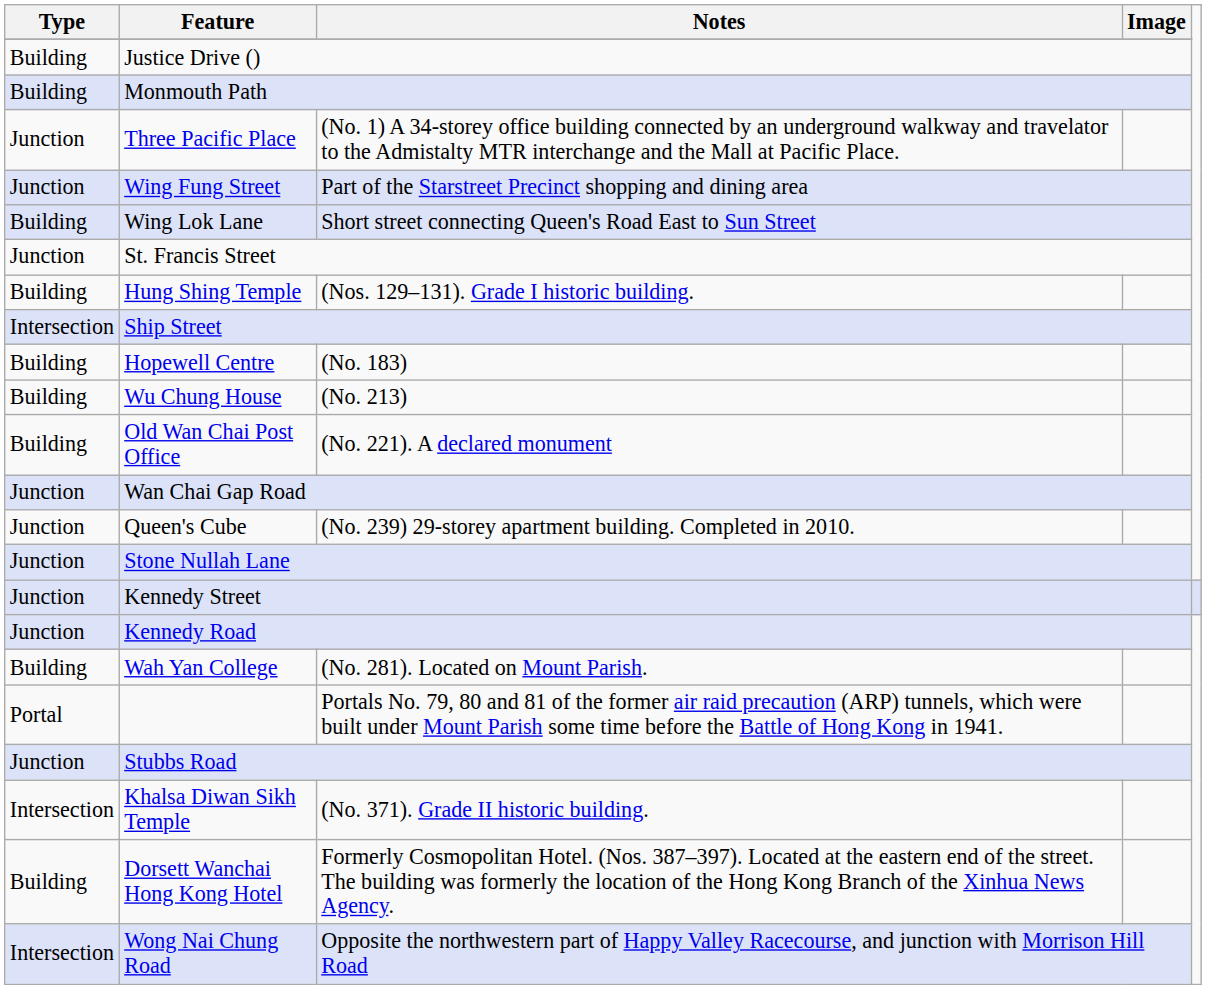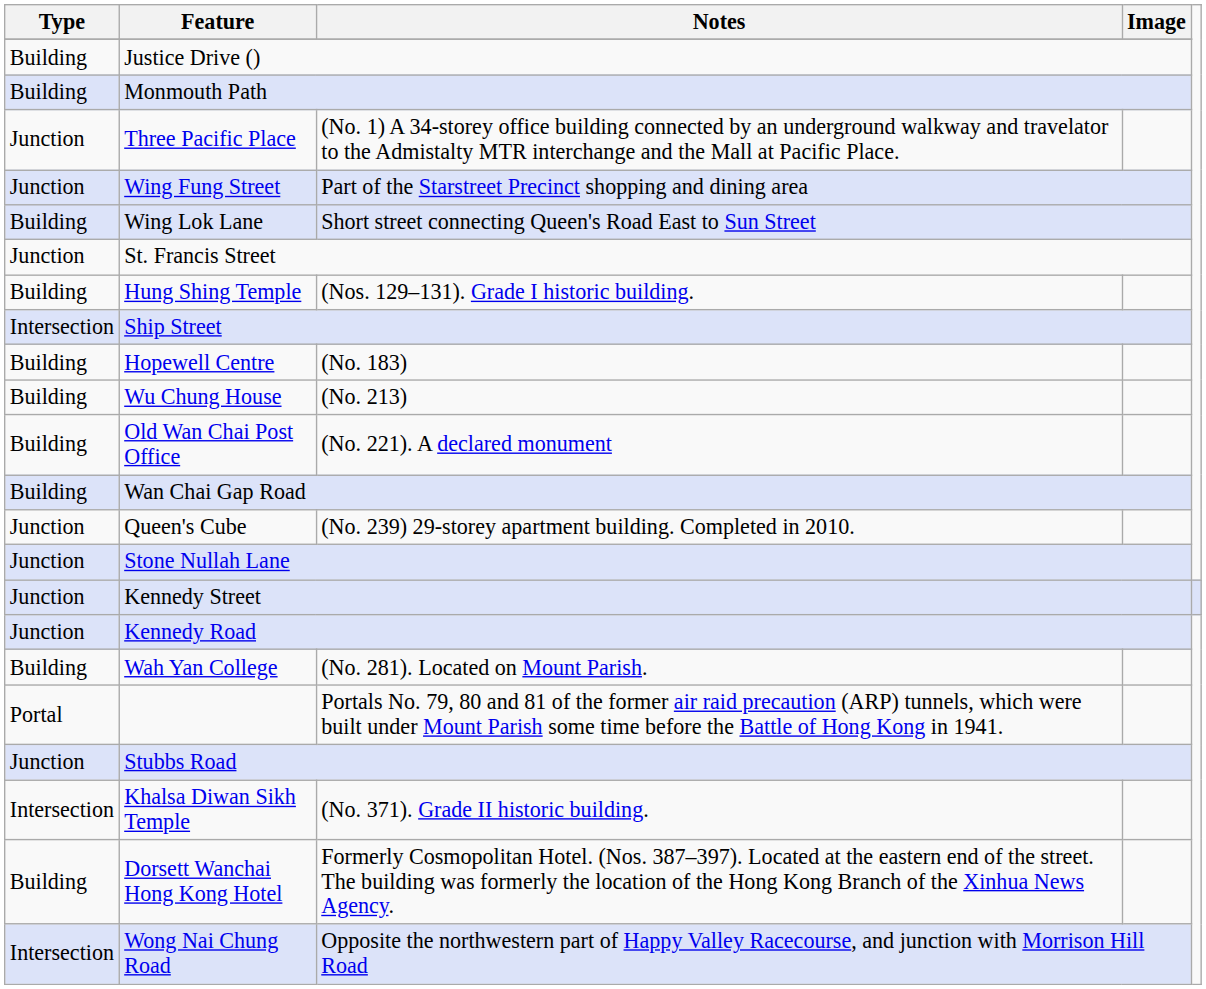(47, 491) Junction -> (48, 491) Building
